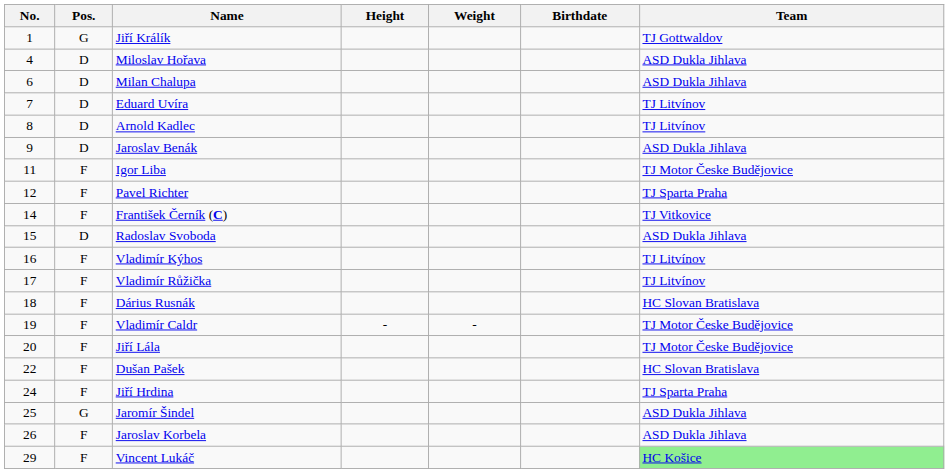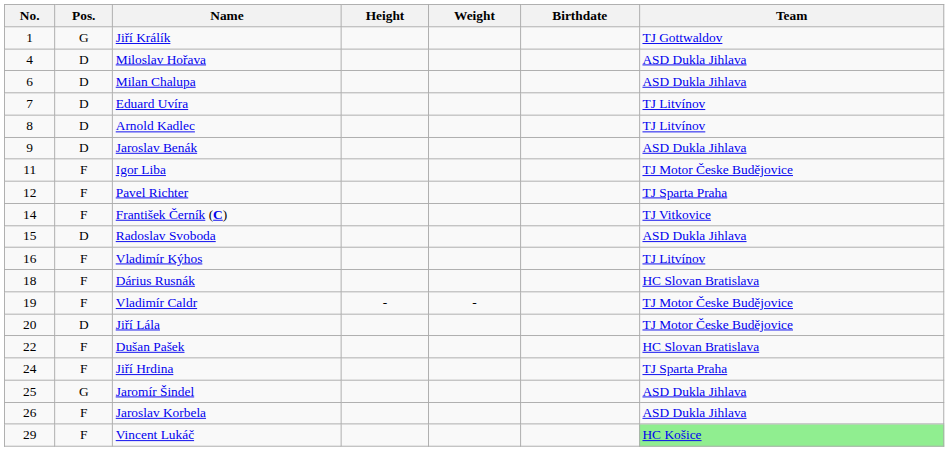- row: (163, 280)
(84, 347) F -> (84, 325) D
